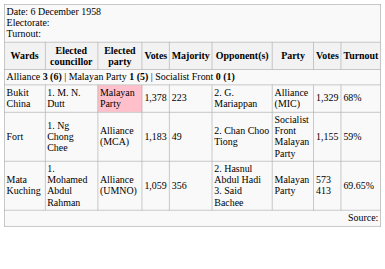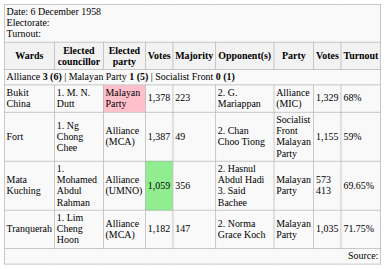(156, 136) 1,183 -> (159, 136) 1,387
(156, 185) no background -> (159, 185) lightgreen background
+ row: (29, 229)
